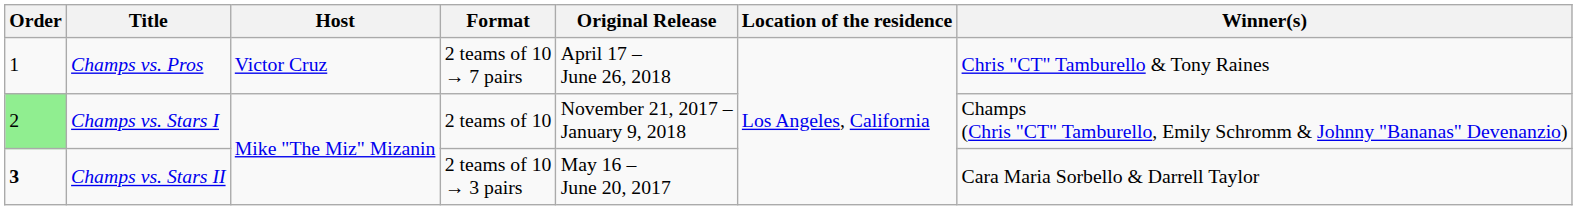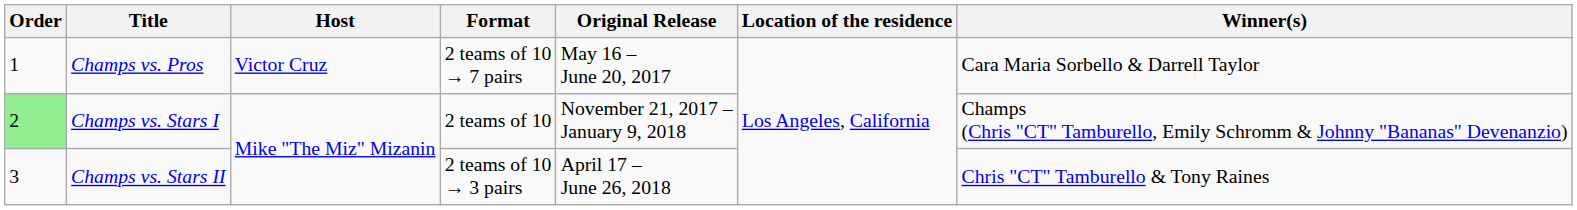(616, 65) April 17 – June 26, 2018 -> (616, 65) May 16 – June 20, 2017
(1115, 65) Chris "CT" Tamburello & Tony Raines -> (1110, 65) Cara Maria Sorbello & Darrell Taylor
(14, 176) bold -> (14, 176) normal
(616, 176) May 16 – June 20, 2017 -> (616, 176) April 17 – June 26, 2018
(1110, 176) Cara Maria Sorbello & Darrell Taylor -> (1115, 176) Chris "CT" Tamburello & Tony Raines
